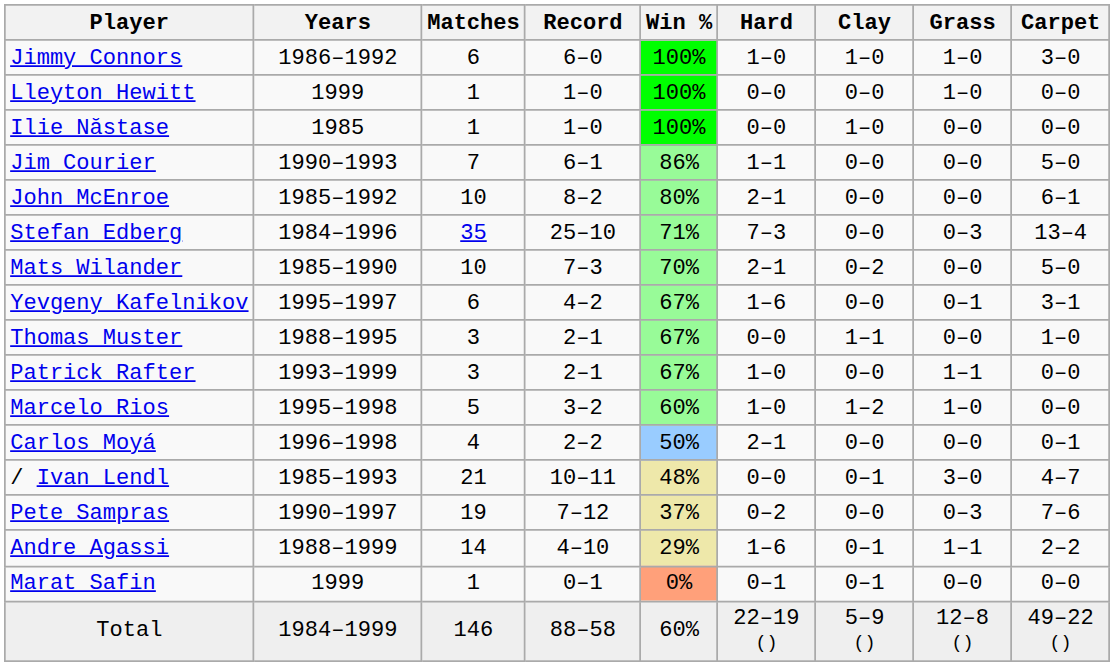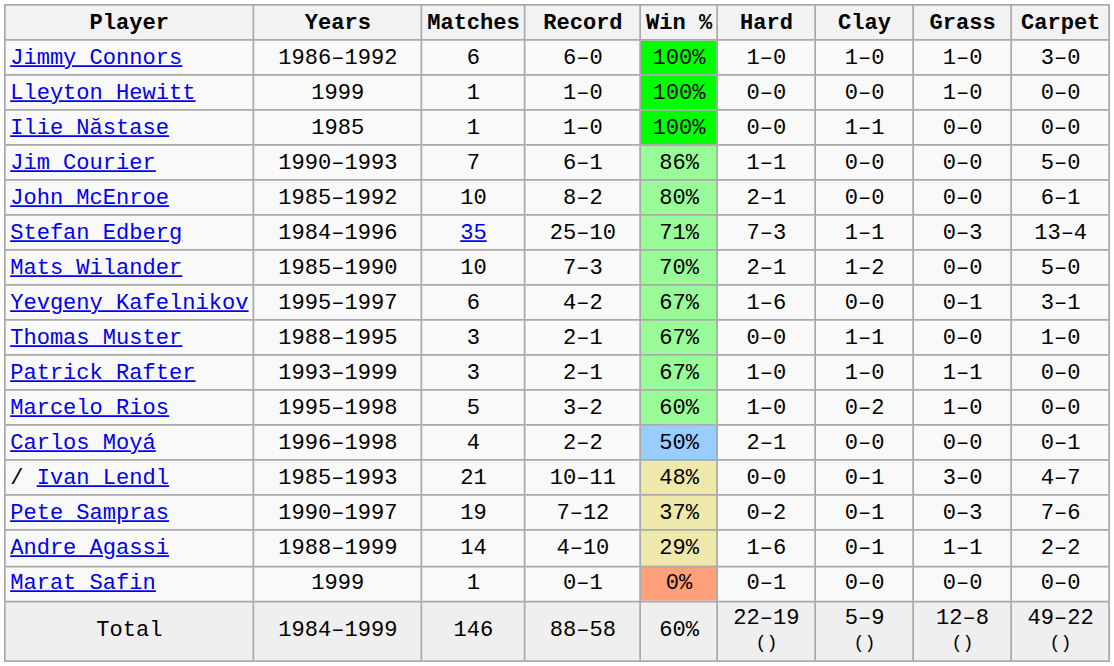(865, 127) 1–0 -> (865, 127) 1–1
(865, 232) 0–0 -> (865, 232) 1–1
(865, 267) 0–2 -> (865, 267) 1–2
(865, 373) 0–0 -> (865, 373) 1–0
(865, 408) 1–2 -> (865, 408) 0–2
(865, 513) 0–0 -> (865, 513) 0–1
(865, 583) 0–1 -> (865, 583) 0–0
